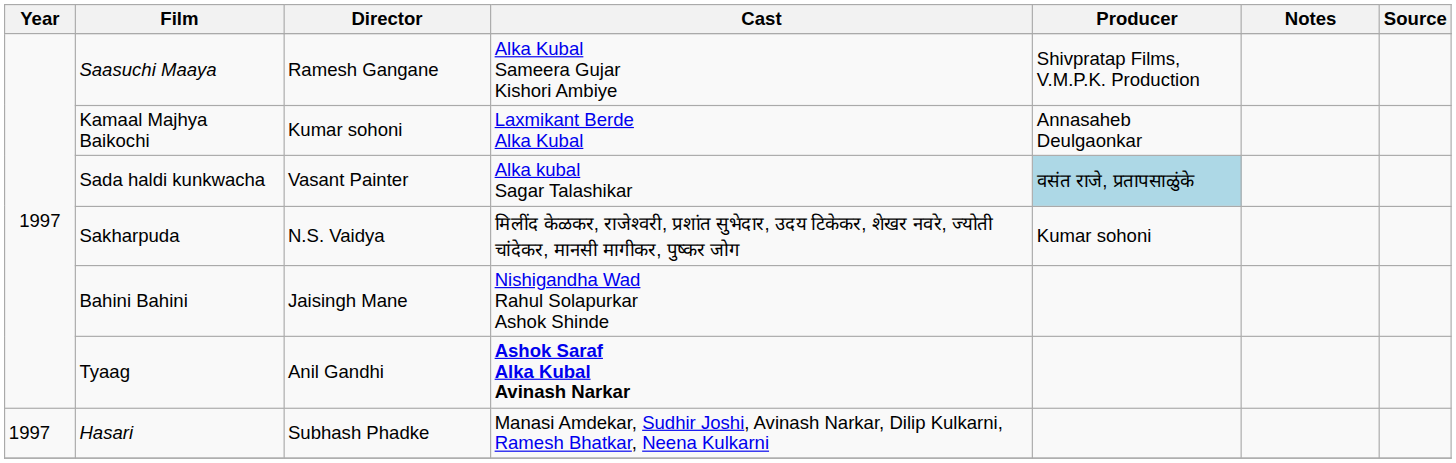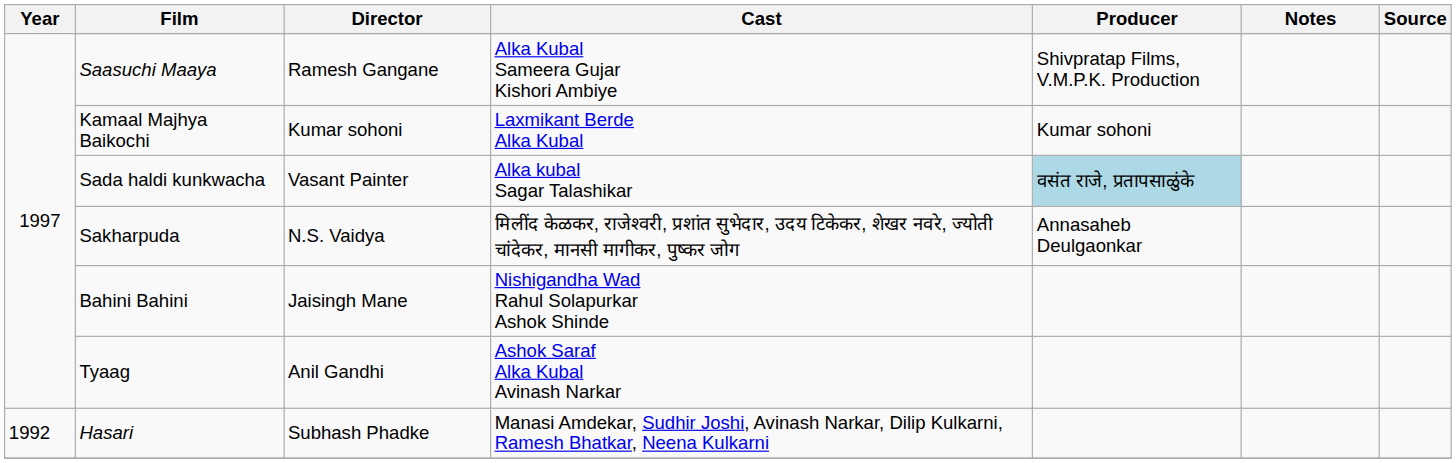(1089, 130) Annasaheb Deulgaonkar -> (1094, 130) Kumar sohoni
(1094, 235) Kumar sohoni -> (1089, 235) Annasaheb Deulgaonkar
(562, 372) bold -> (558, 372) normal
(30, 432) 1997 -> (30, 432) 1992
